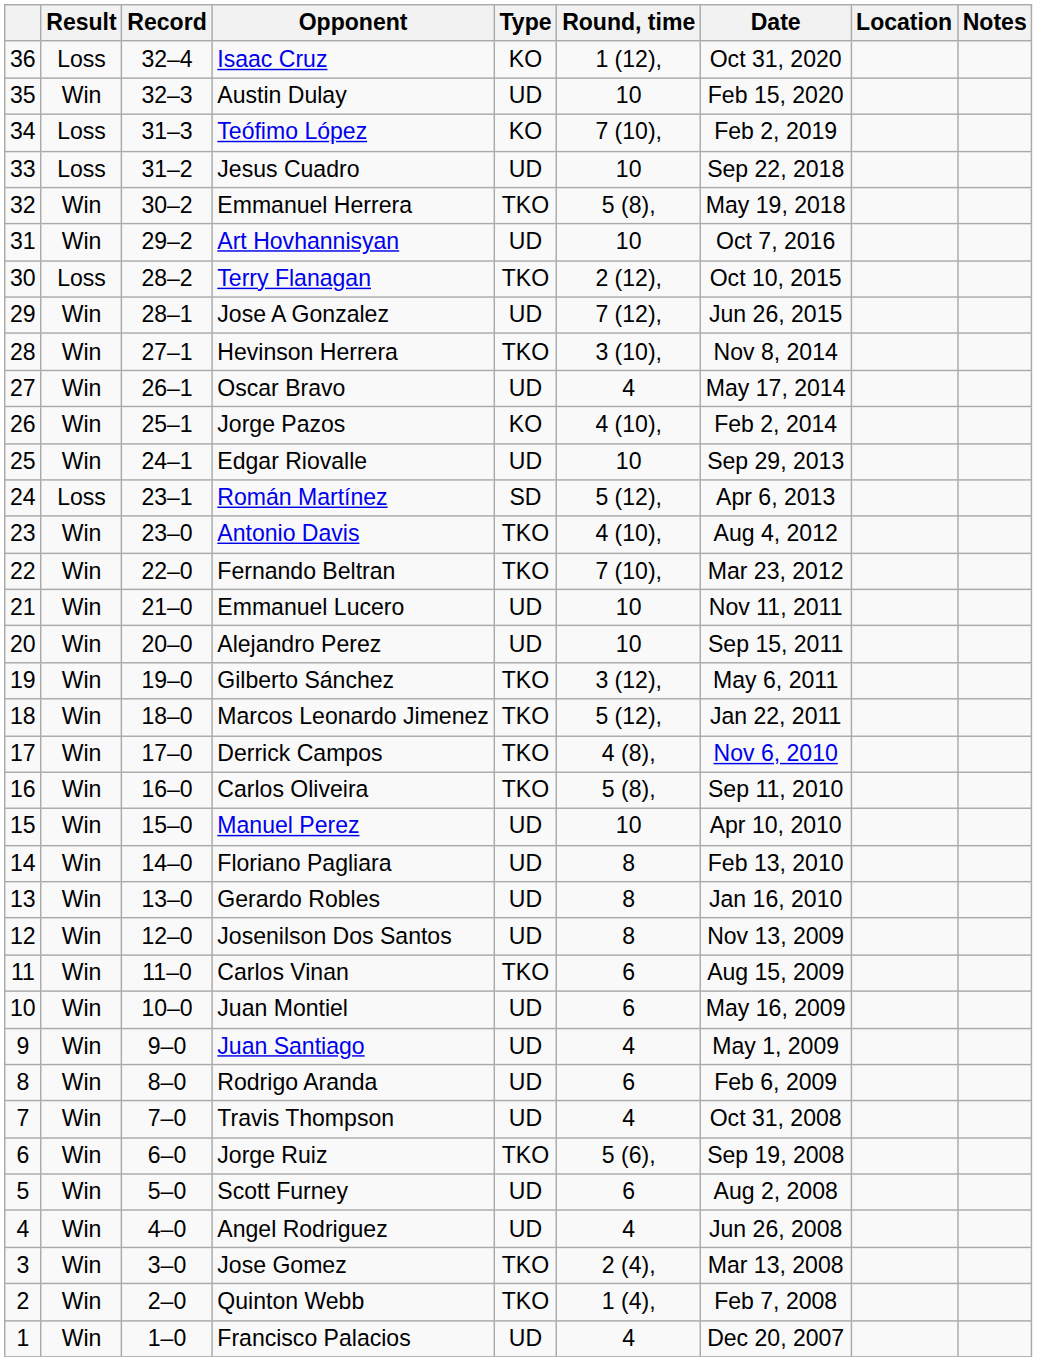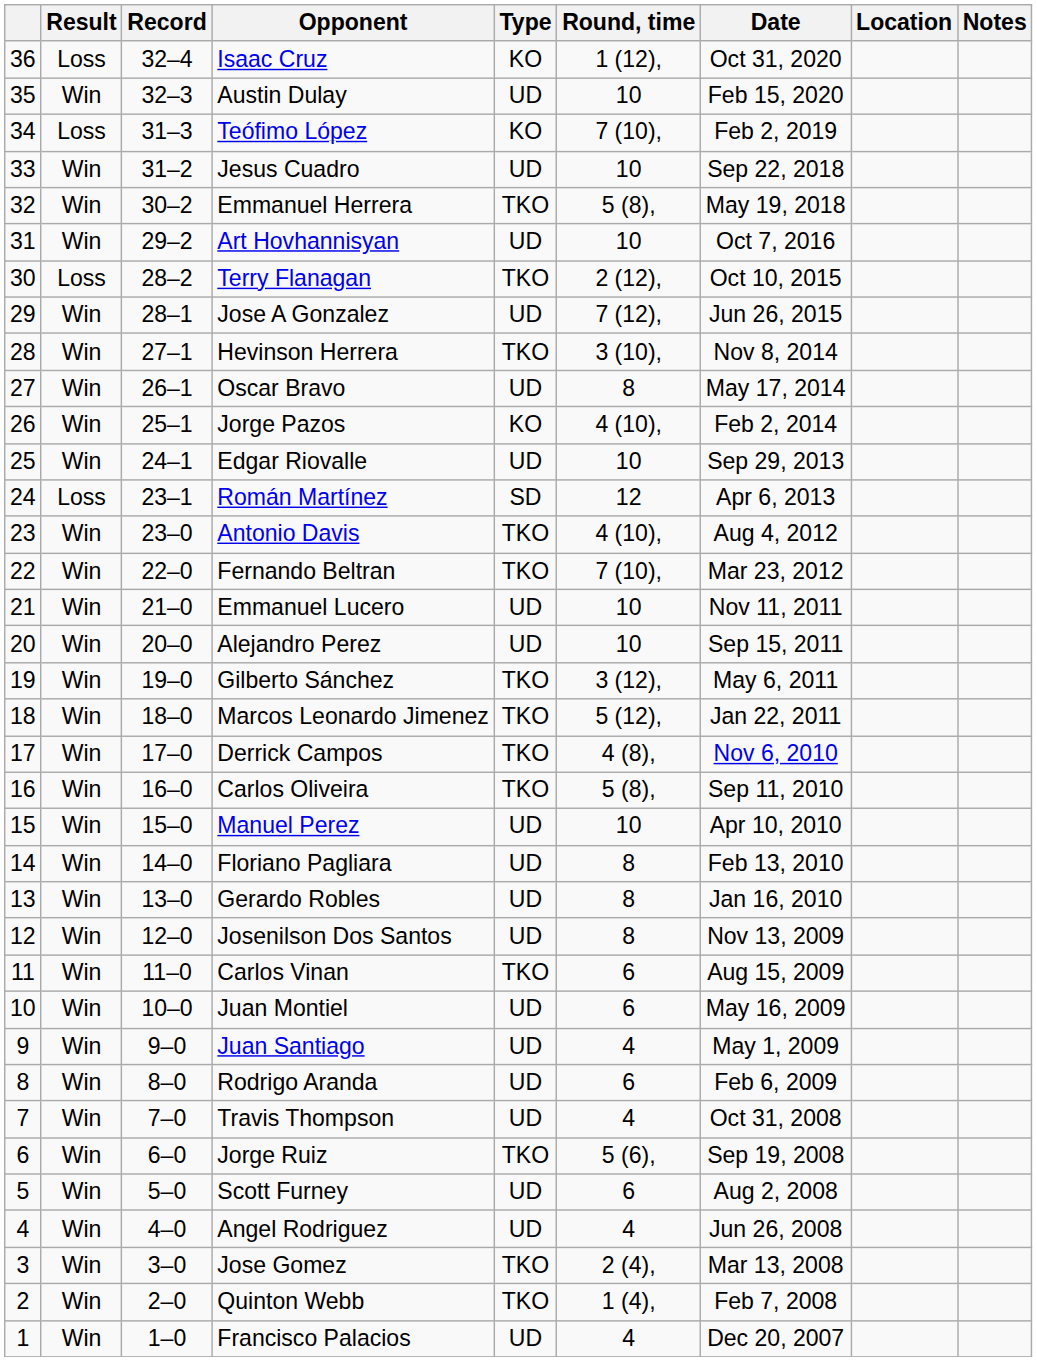(81, 168) Loss -> (81, 168) Win
(629, 388) 4 -> (629, 388) 8
(629, 497) 5 (12), -> (629, 497) 12
